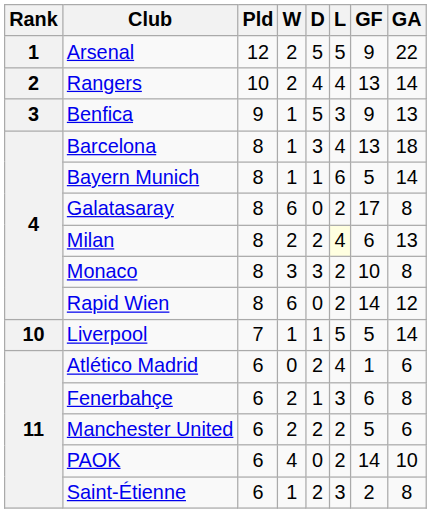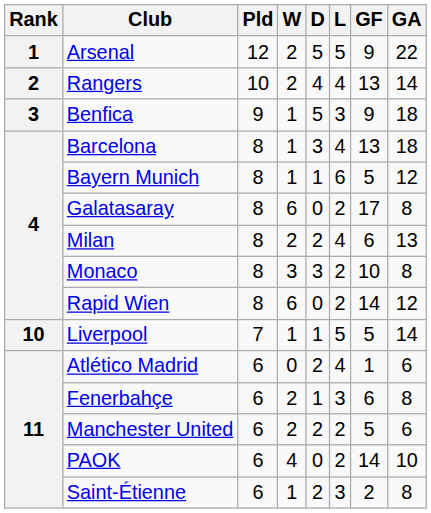(407, 114) 13 -> (407, 114) 18
(407, 177) 14 -> (407, 177) 12
(340, 240) lightyellow background -> (340, 240) no background
